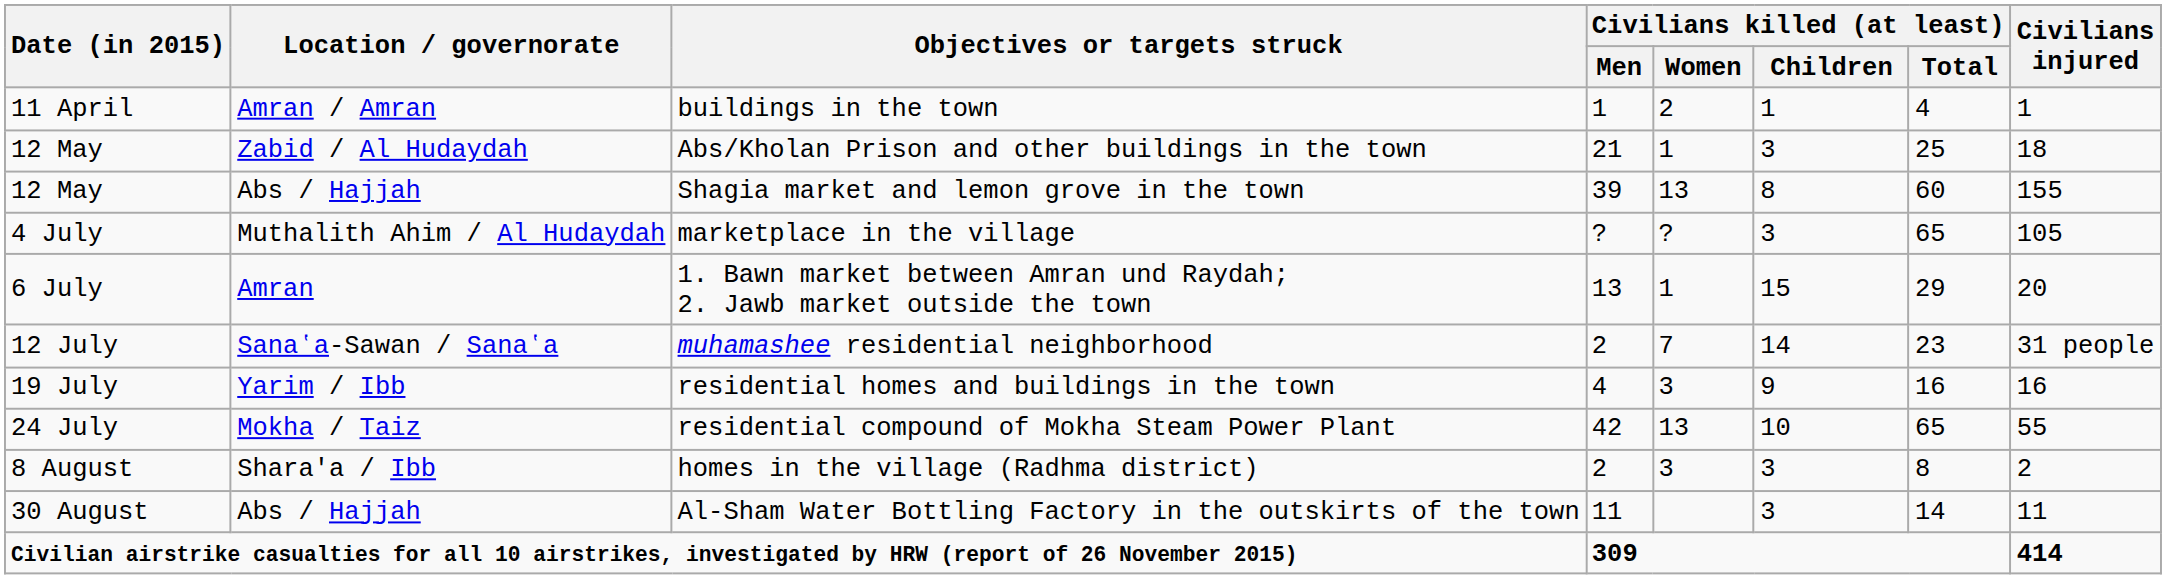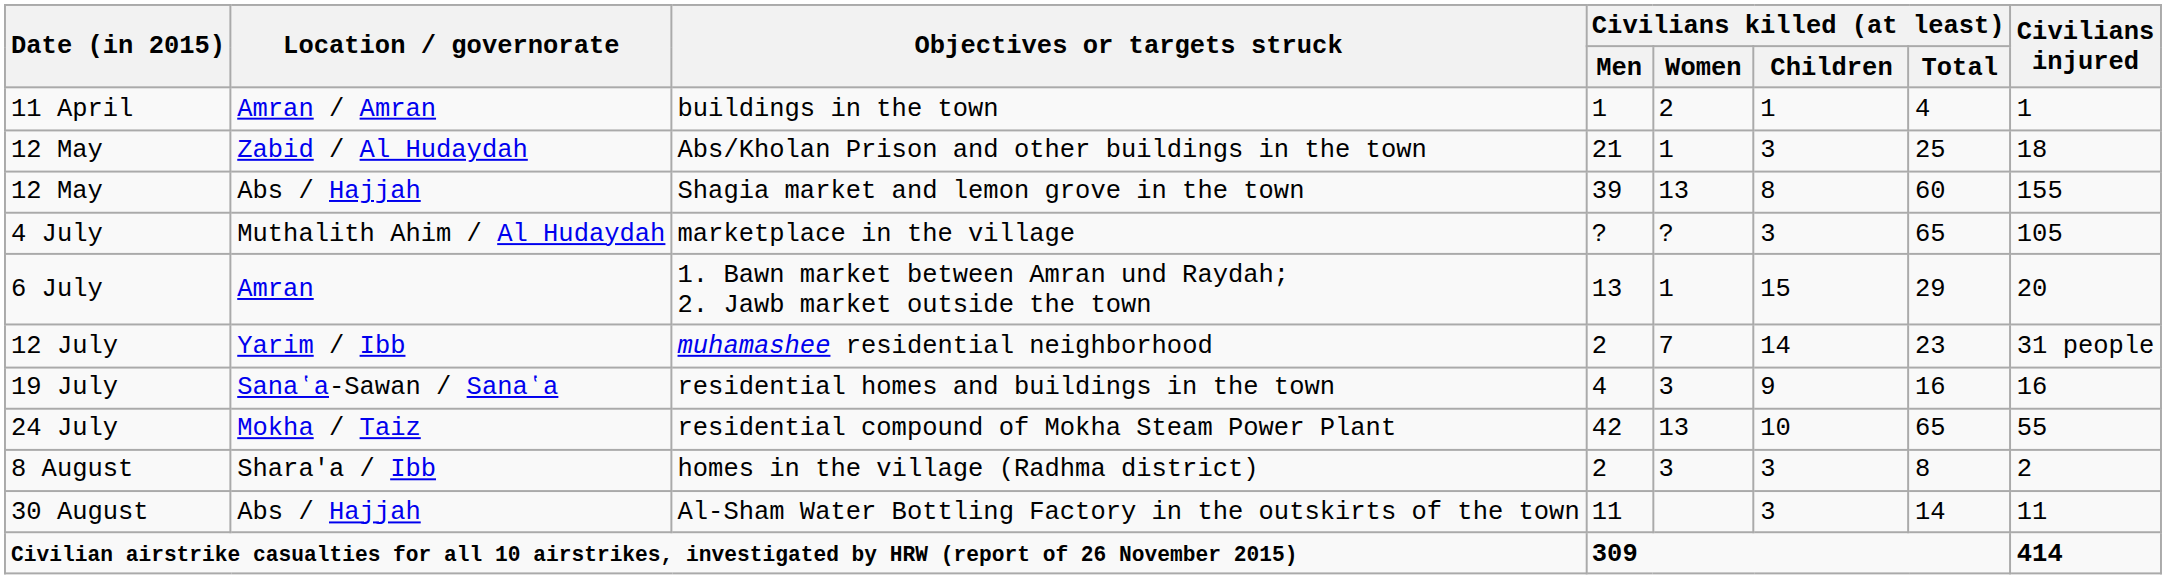(398, 346) Sanaʽa-Sawan / Sanaʽa -> (321, 346) Yarim / Ibb
(321, 387) Yarim / Ibb -> (398, 387) Sanaʽa-Sawan / Sanaʽa
